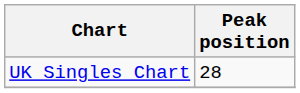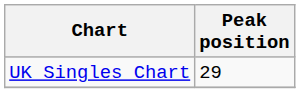(211, 73) 28 -> (211, 73) 29
